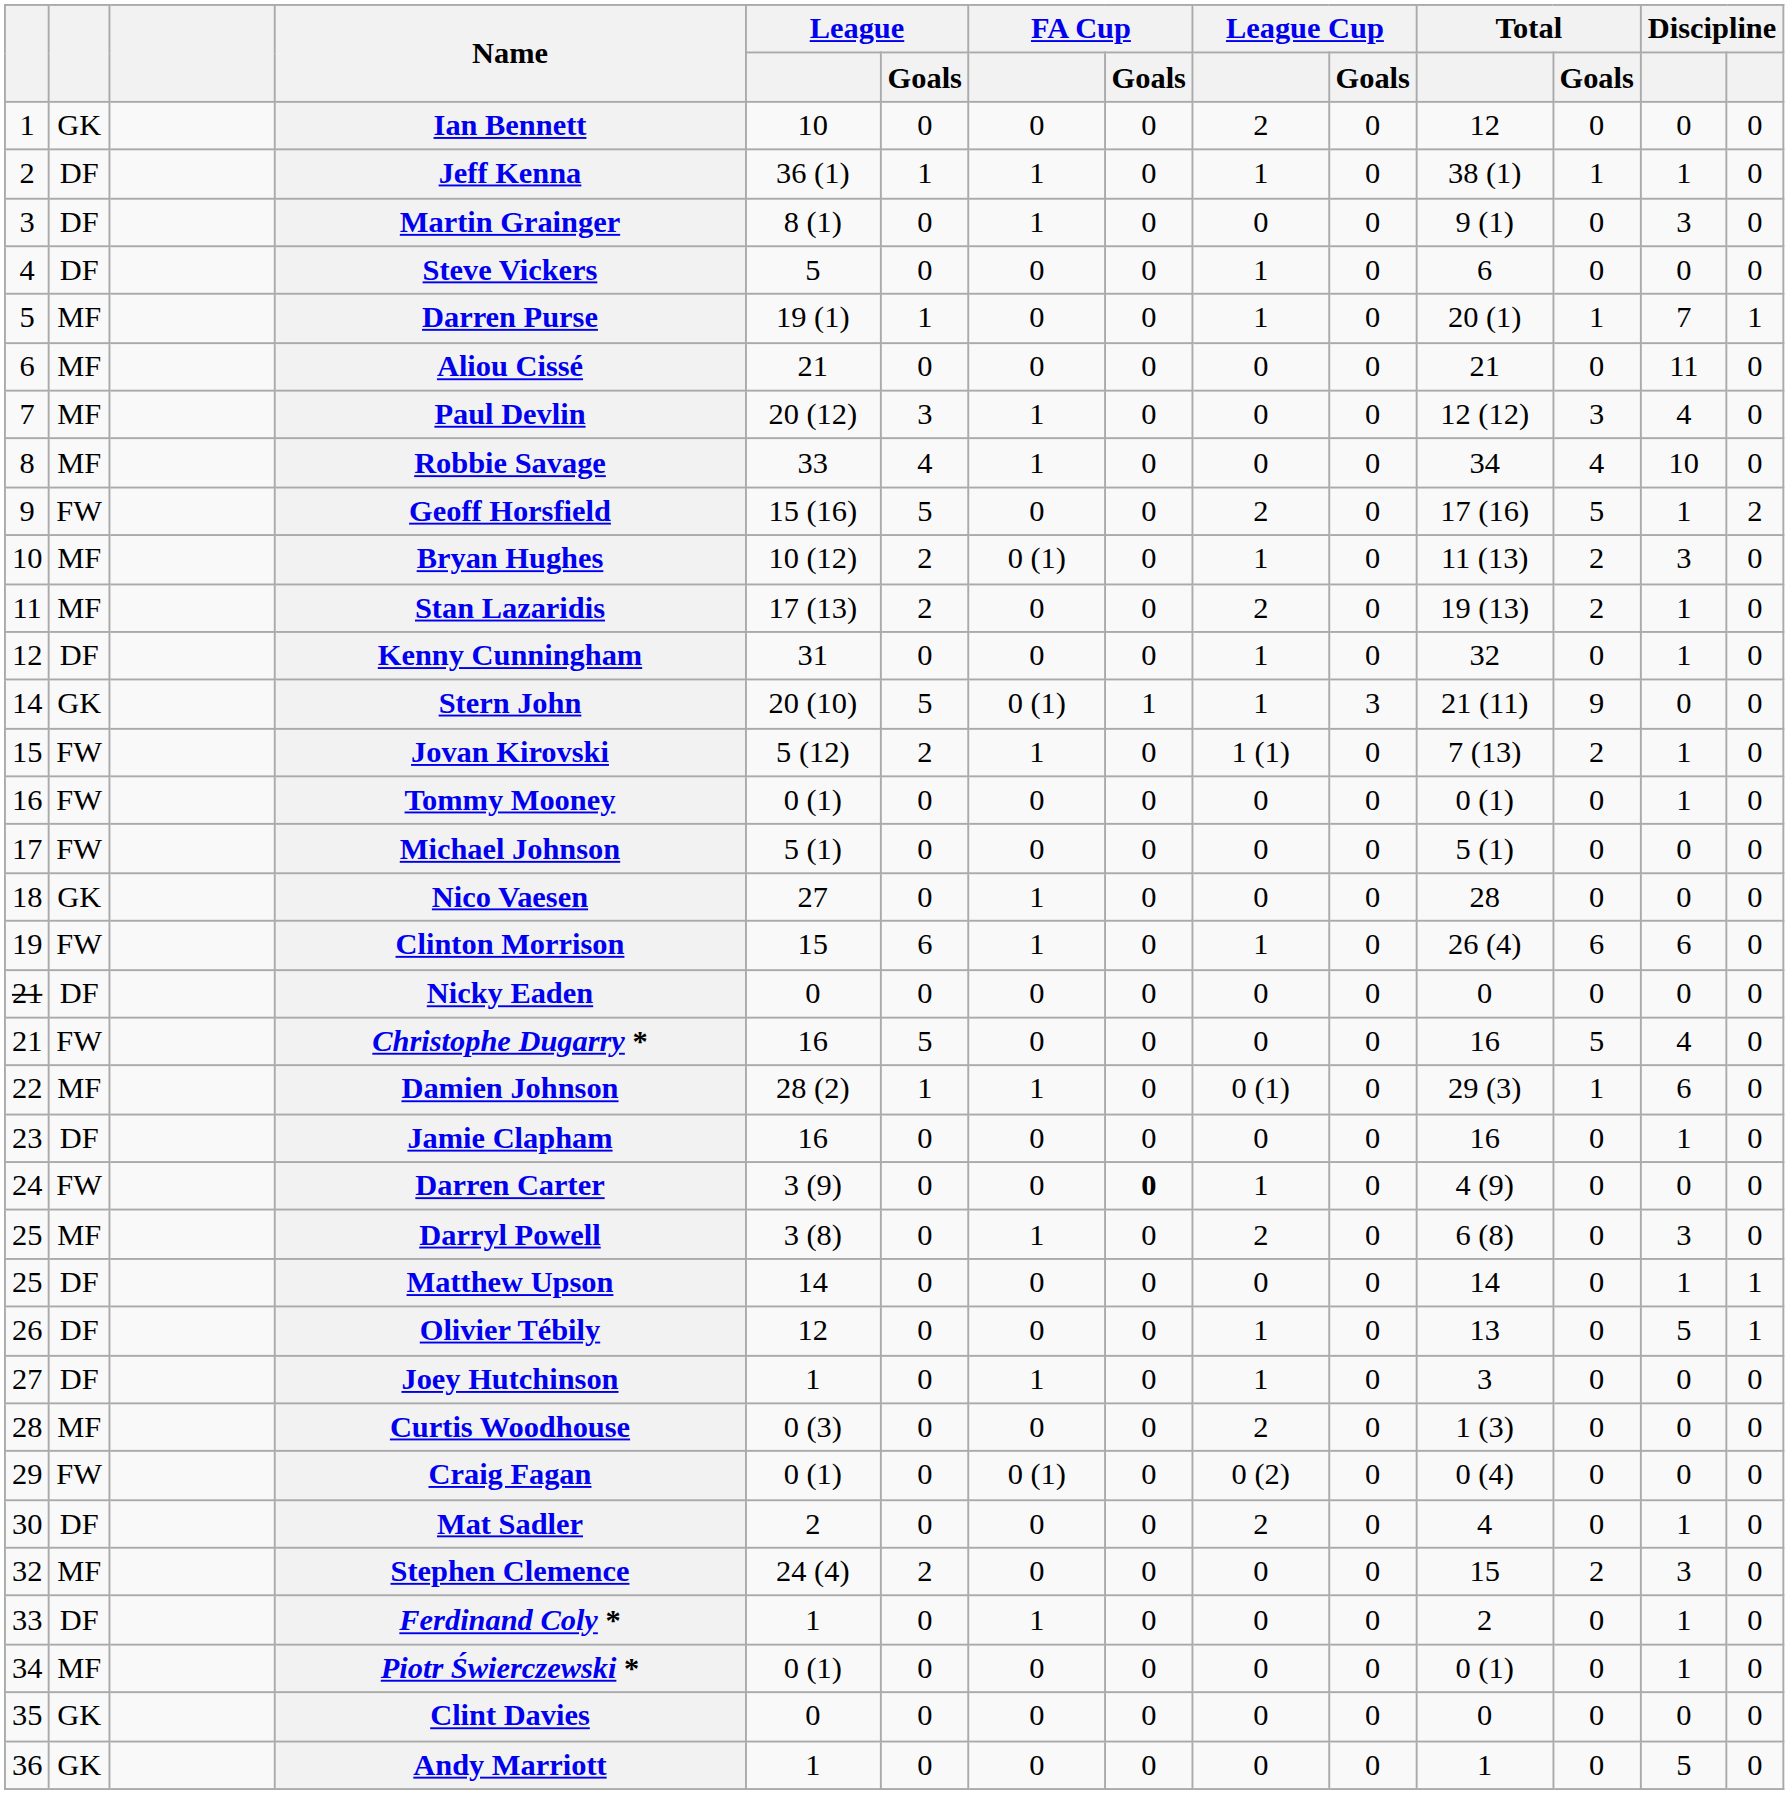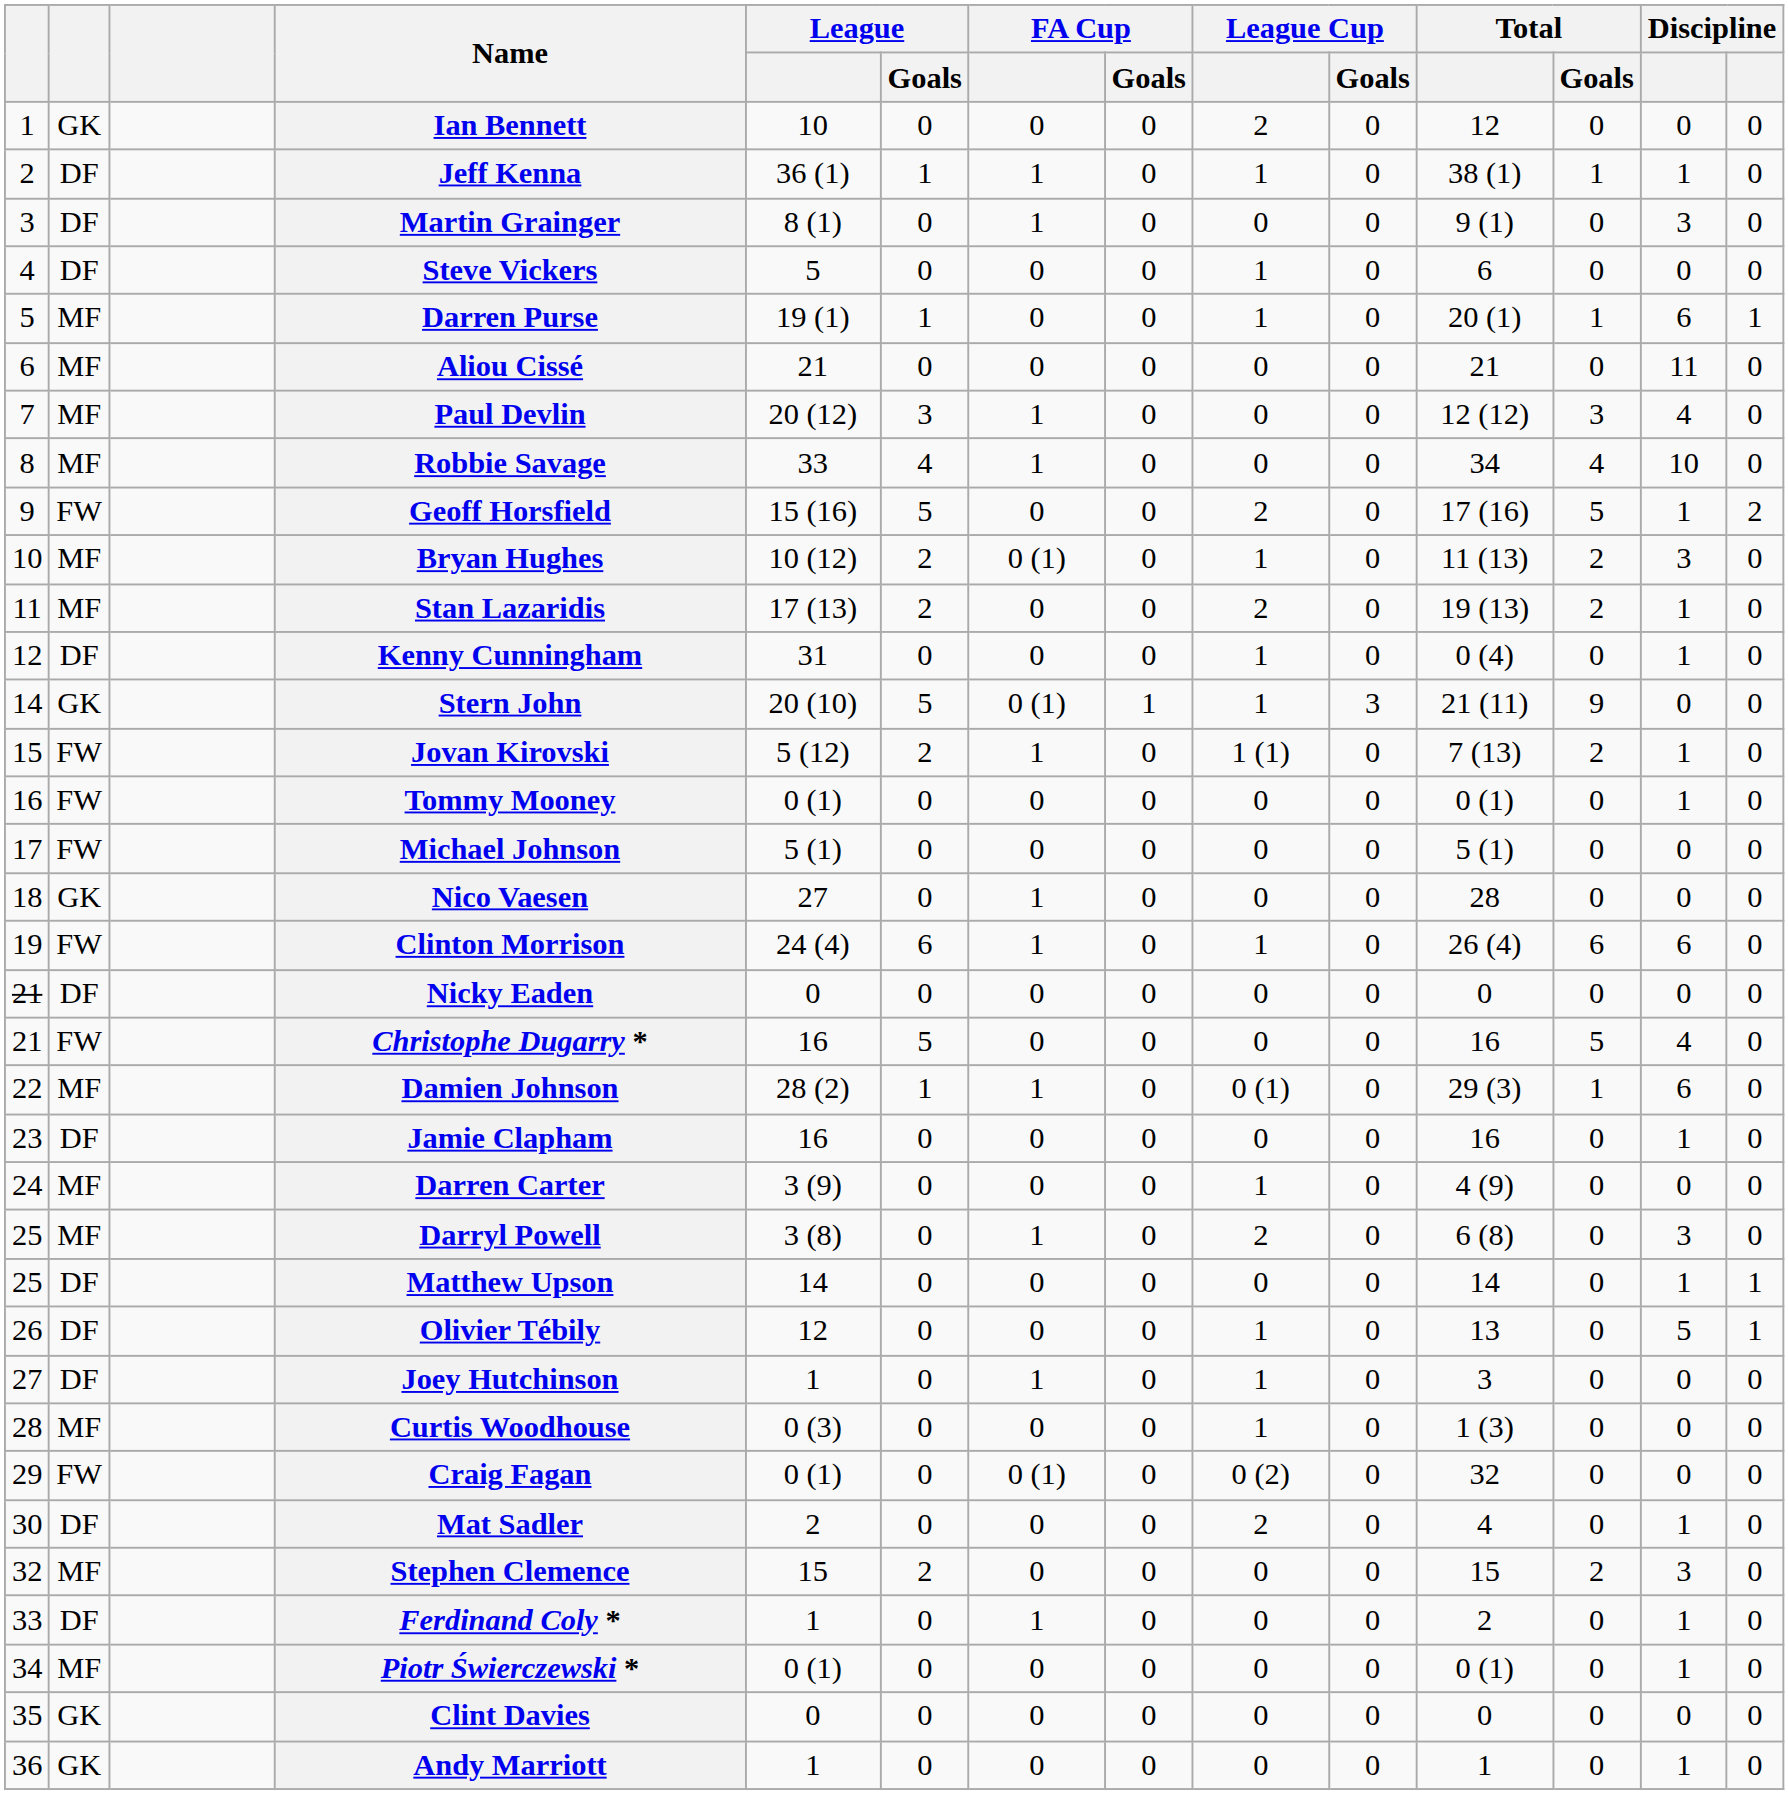(1684, 317) 7 -> (1684, 317) 6
(1485, 655) 32 -> (1485, 655) 0 (4)
(813, 944) 15 -> (813, 944) 24 (4)
(79, 1185) FW -> (79, 1185) MF
(1149, 1185) bold -> (1149, 1185) normal
(1261, 1426) 2 -> (1261, 1426) 1
(1485, 1474) 0 (4) -> (1485, 1474) 32
(813, 1571) 24 (4) -> (813, 1571) 15
(1684, 1764) 5 -> (1684, 1764) 1
